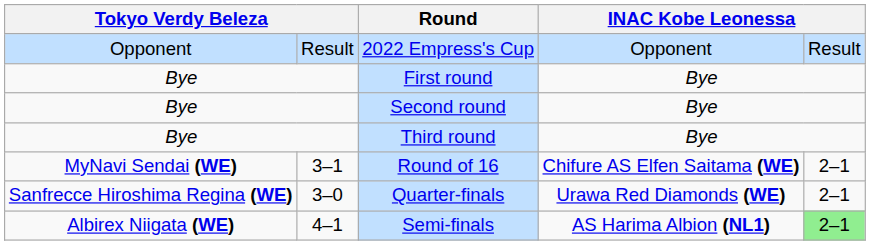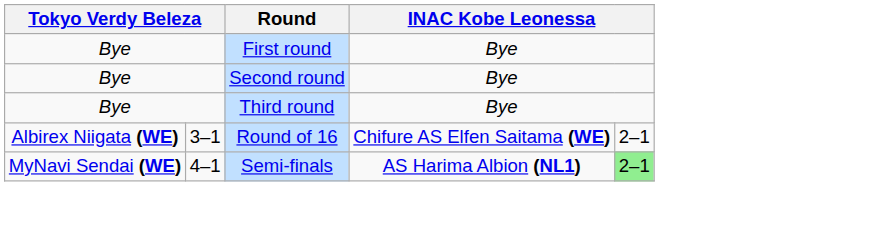- row: (448, 48)
(151, 166) MyNavi Sendai (WE) -> (95, 136) Albirex Niigata (WE)
- row: (448, 195)
(151, 225) Albirex Niigata (WE) -> (95, 166) MyNavi Sendai (WE)
